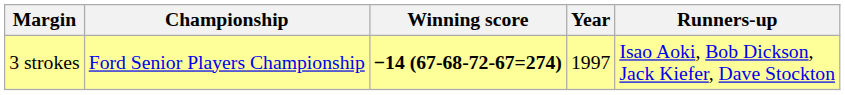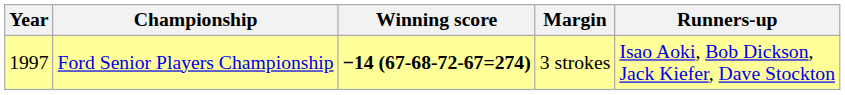columns swapped: (591, 20) <-> (44, 20)
